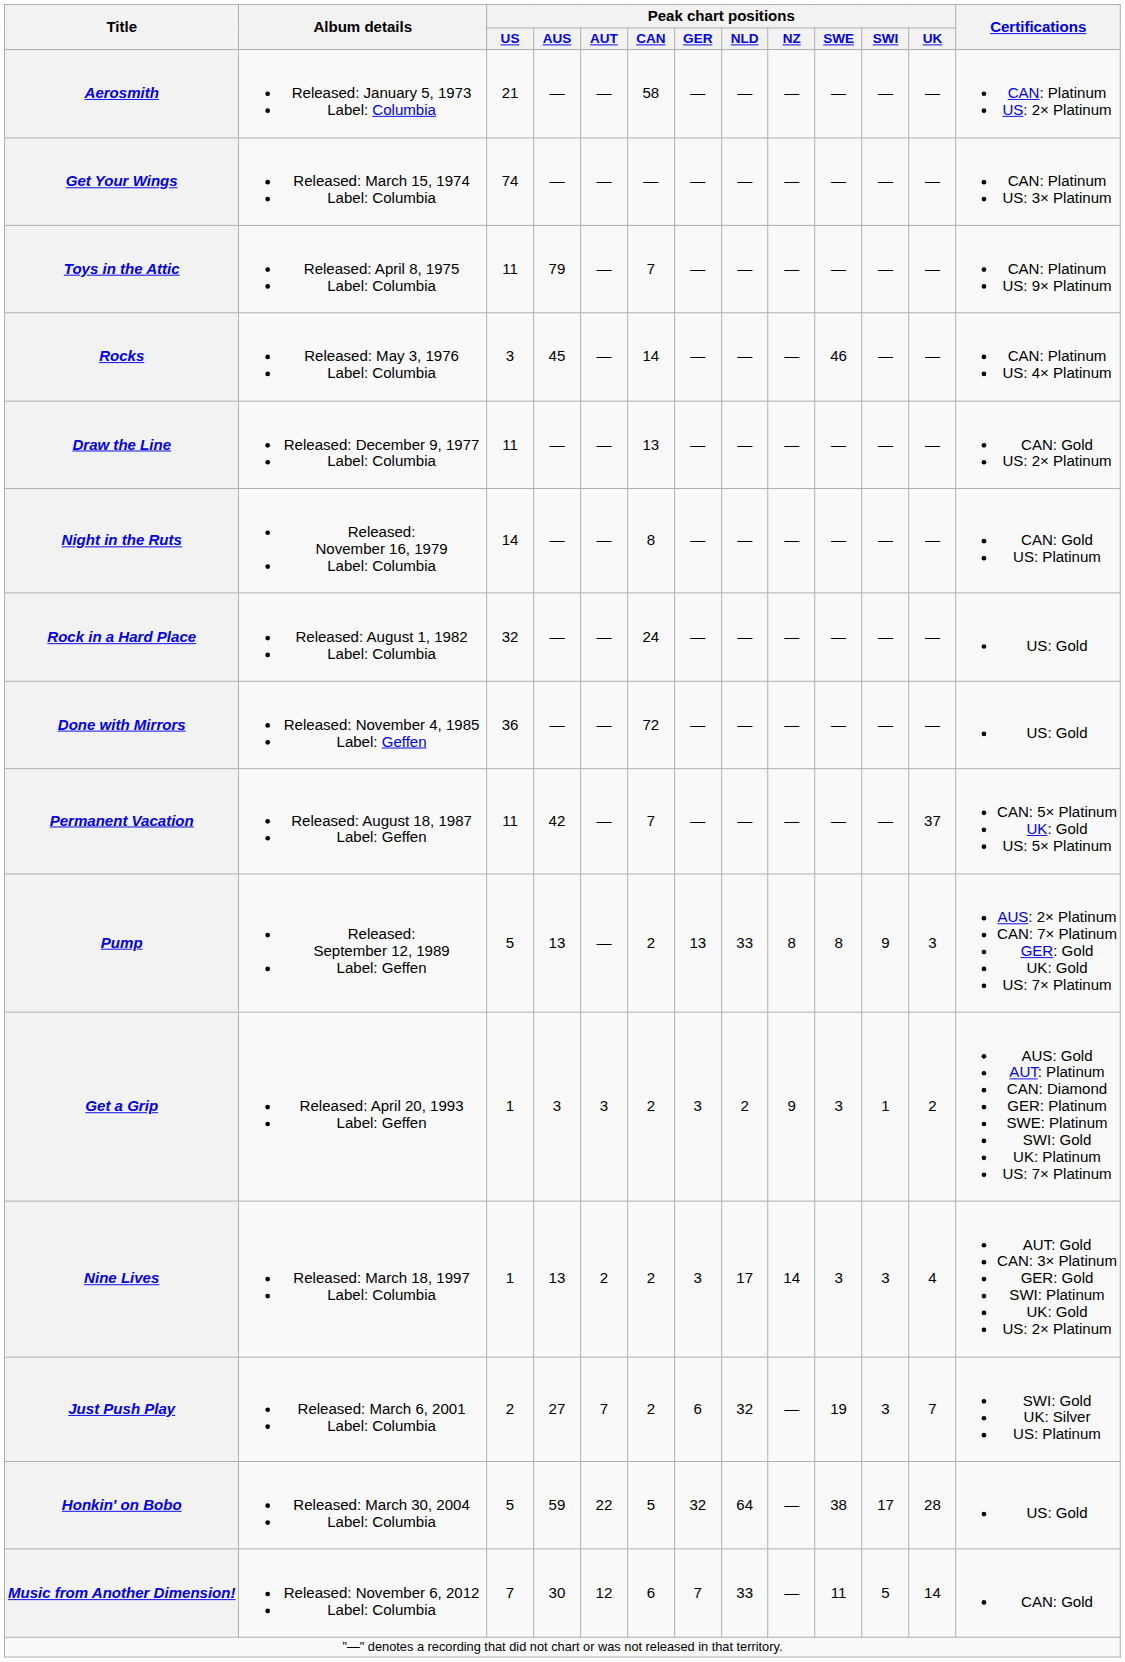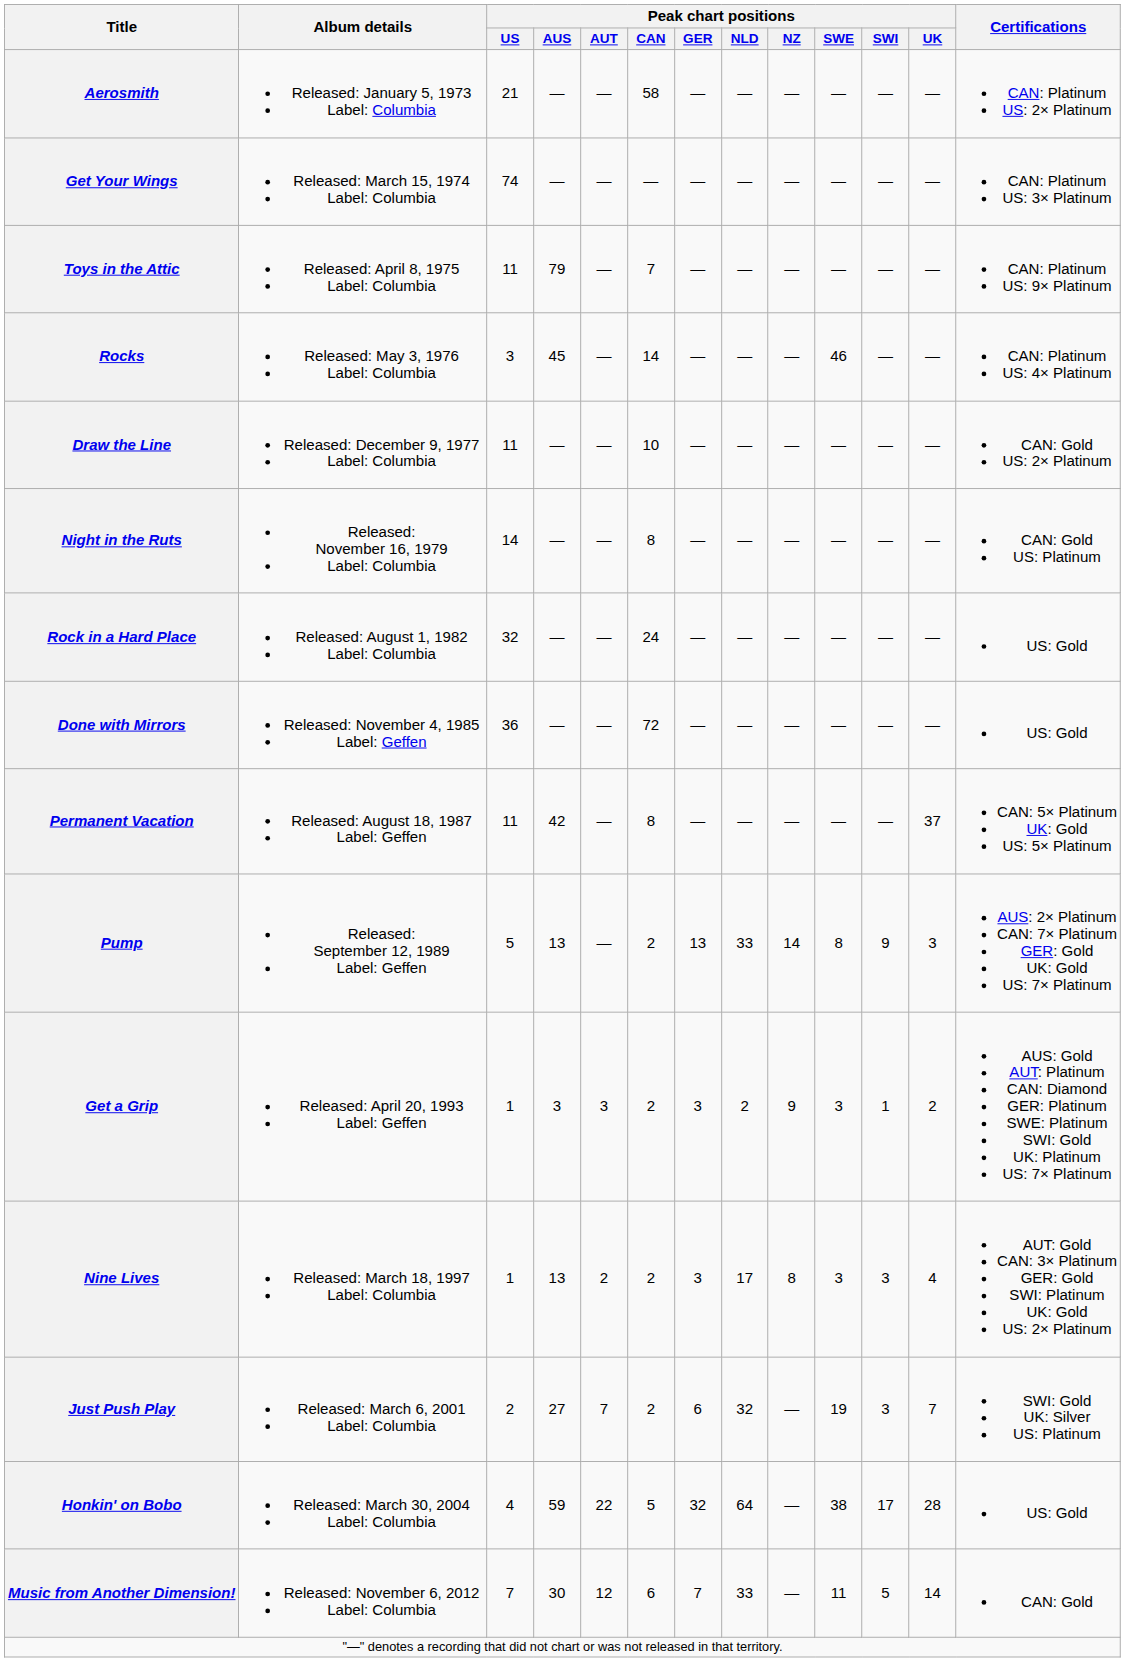(651, 444) 13 -> (651, 444) 10
(651, 821) 7 -> (651, 821) 8
(792, 942) 8 -> (792, 942) 14
(792, 1279) 14 -> (792, 1279) 8
(510, 1505) 5 -> (510, 1505) 4
